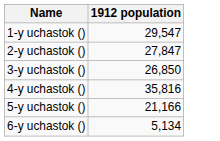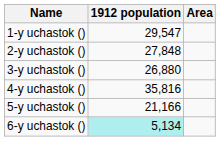+ column: (200, 13)
(163, 51) 27,847 -> (163, 51) 27,848
(163, 70) 26,850 -> (163, 70) 26,880
(166, 126) no background -> (166, 126) paleturquoise background
